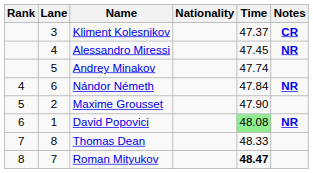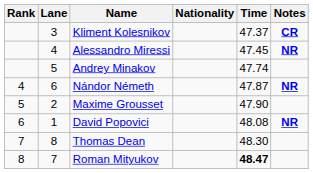(254, 86) 47.84 -> (254, 86) 47.87
(254, 123) lightgreen background -> (254, 123) no background
(254, 141) 48.33 -> (254, 141) 48.30
